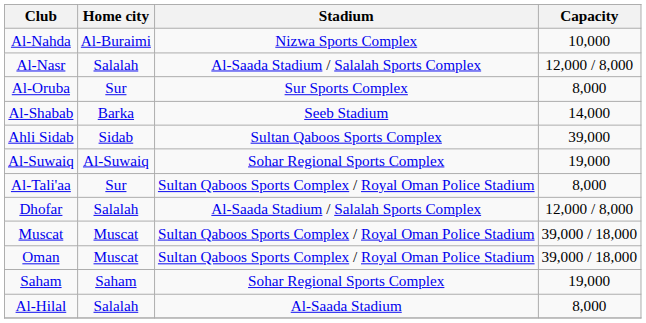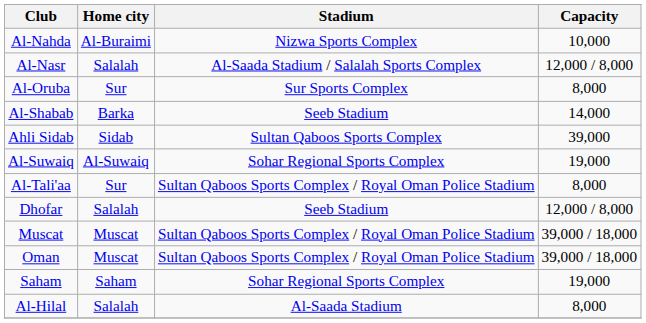(346, 209) Al-Saada Stadium / Salalah Sports Complex -> (346, 209) Seeb Stadium
